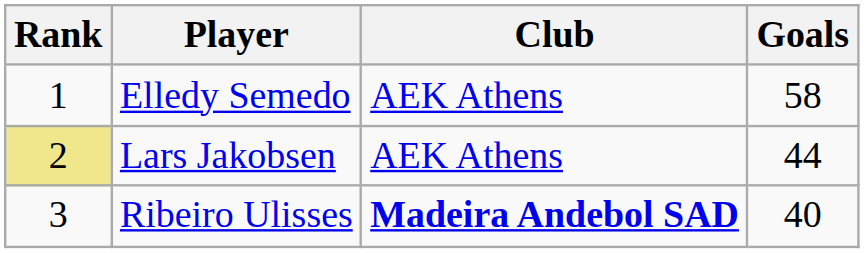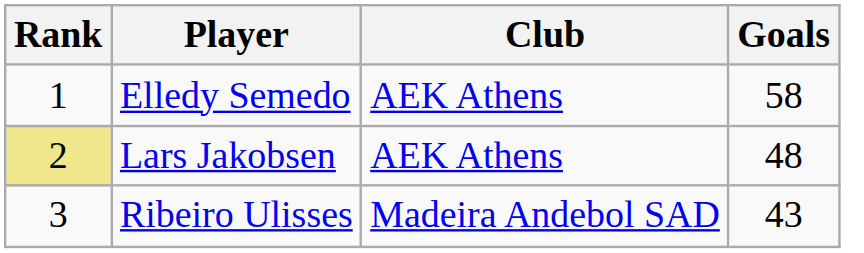(803, 154) 44 -> (784, 154) 48
(555, 214) bold -> (545, 214) normal
(803, 214) 40 -> (784, 214) 43
